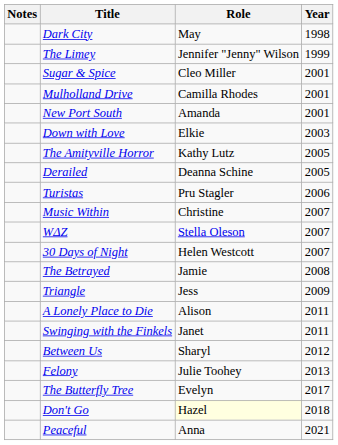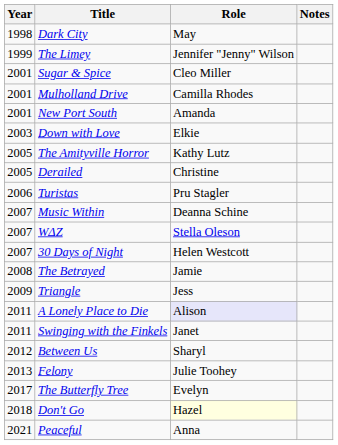columns swapped: (317, 14) <-> (22, 14)
(215, 172) Deanna Schine -> (196, 172) Christine
(201, 212) Christine -> (211, 212) Deanna Schine
(195, 311) no background -> (190, 311) lavender background
